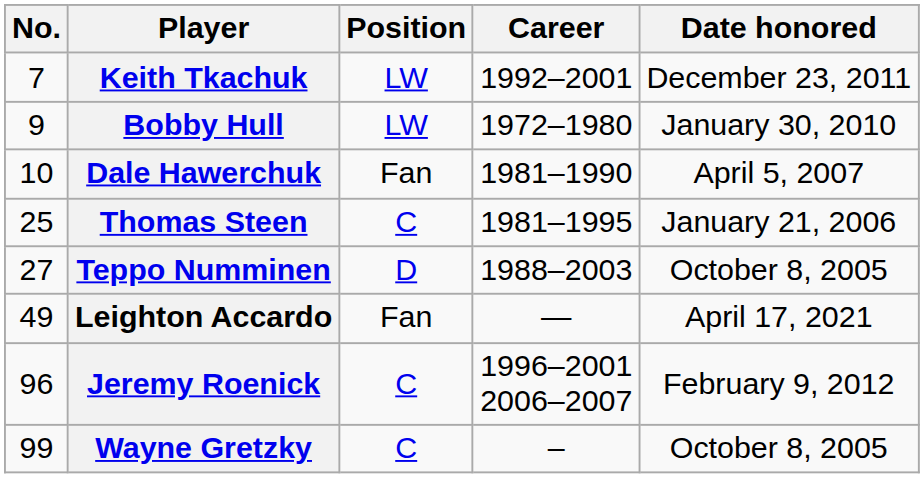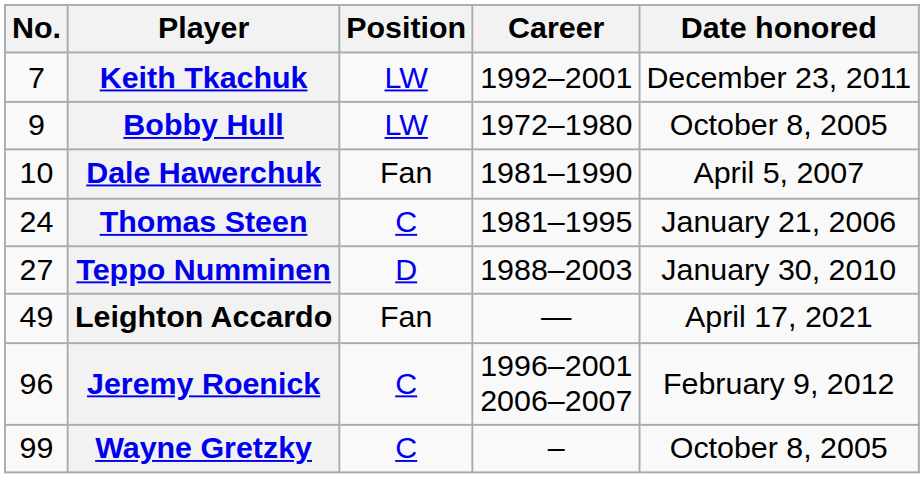(779, 125) January 30, 2010 -> (779, 125) October 8, 2005
(36, 221) 25 -> (36, 221) 24
(779, 269) October 8, 2005 -> (779, 269) January 30, 2010
